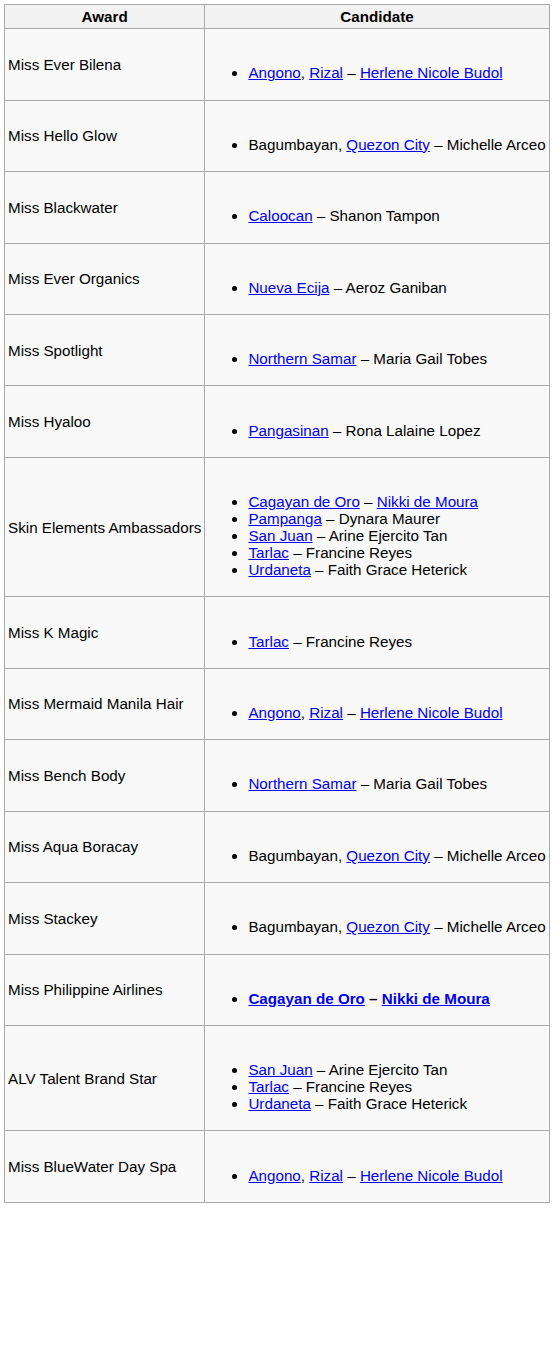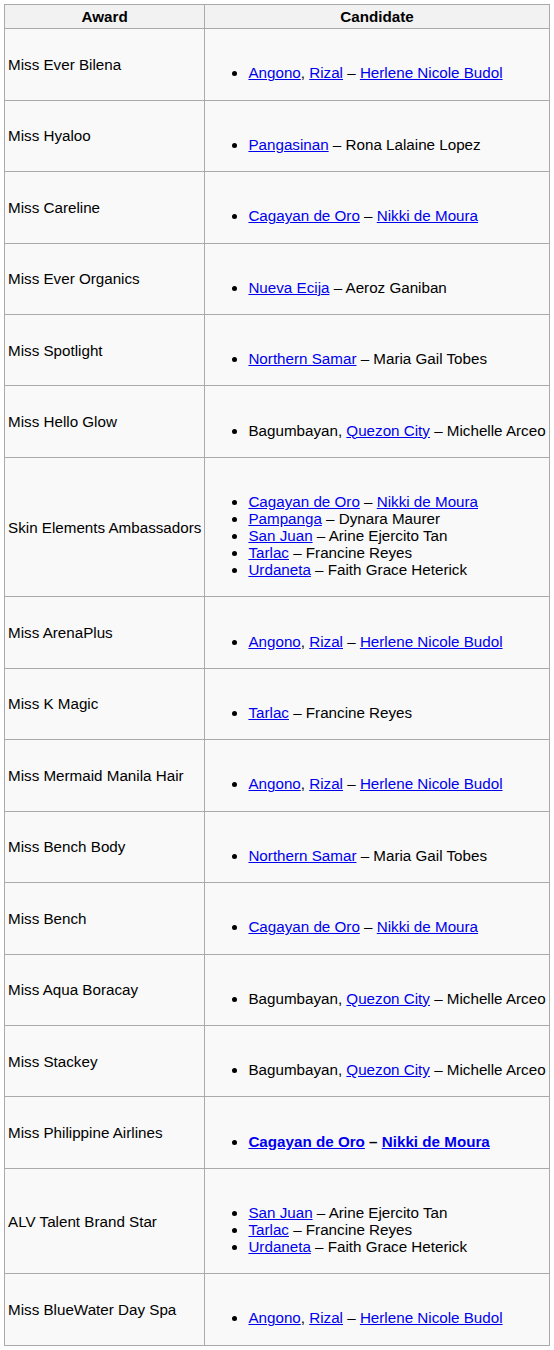rows swapped: (62, 136) <-> (49, 422)
- row: (63, 207)
+ row: (54, 207)
+ row: (60, 633)
+ row: (47, 918)
